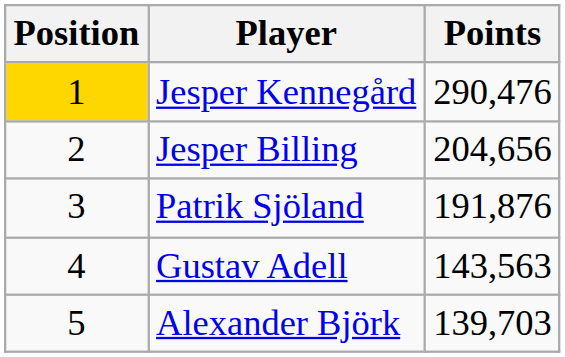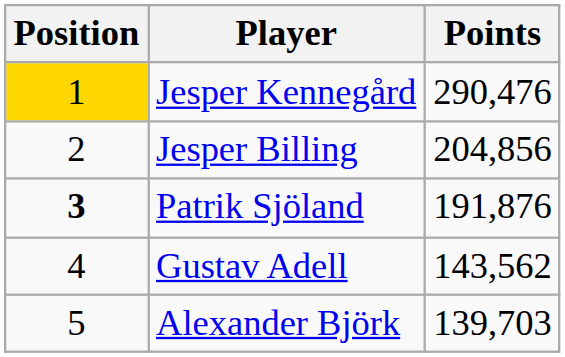(492, 149) 204,656 -> (492, 149) 204,856
(76, 206) normal -> (76, 206) bold
(492, 264) 143,563 -> (492, 264) 143,562
